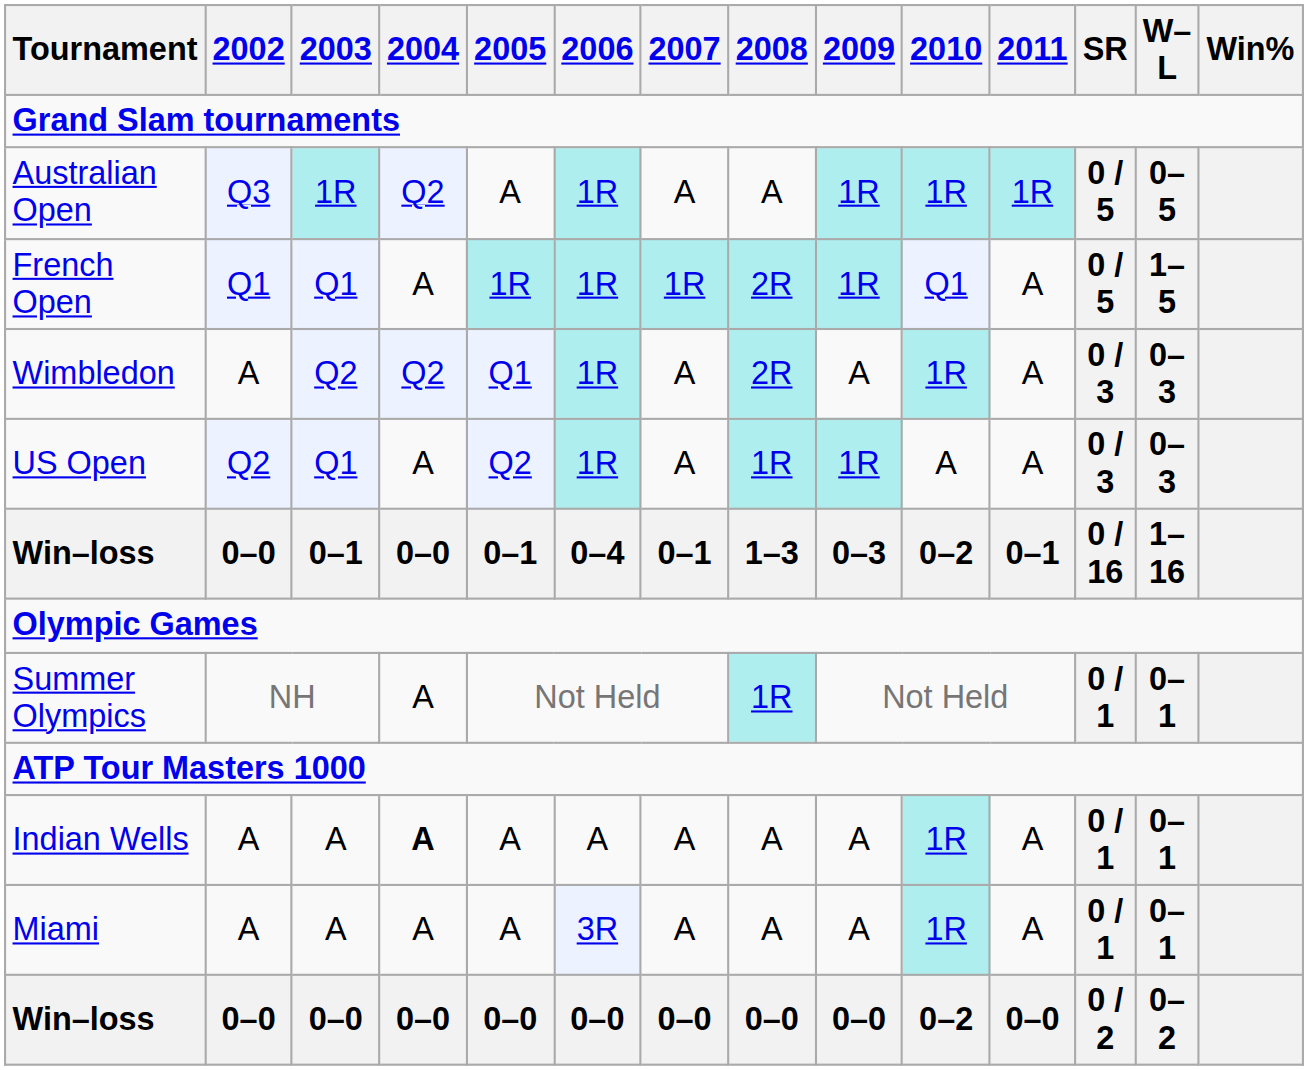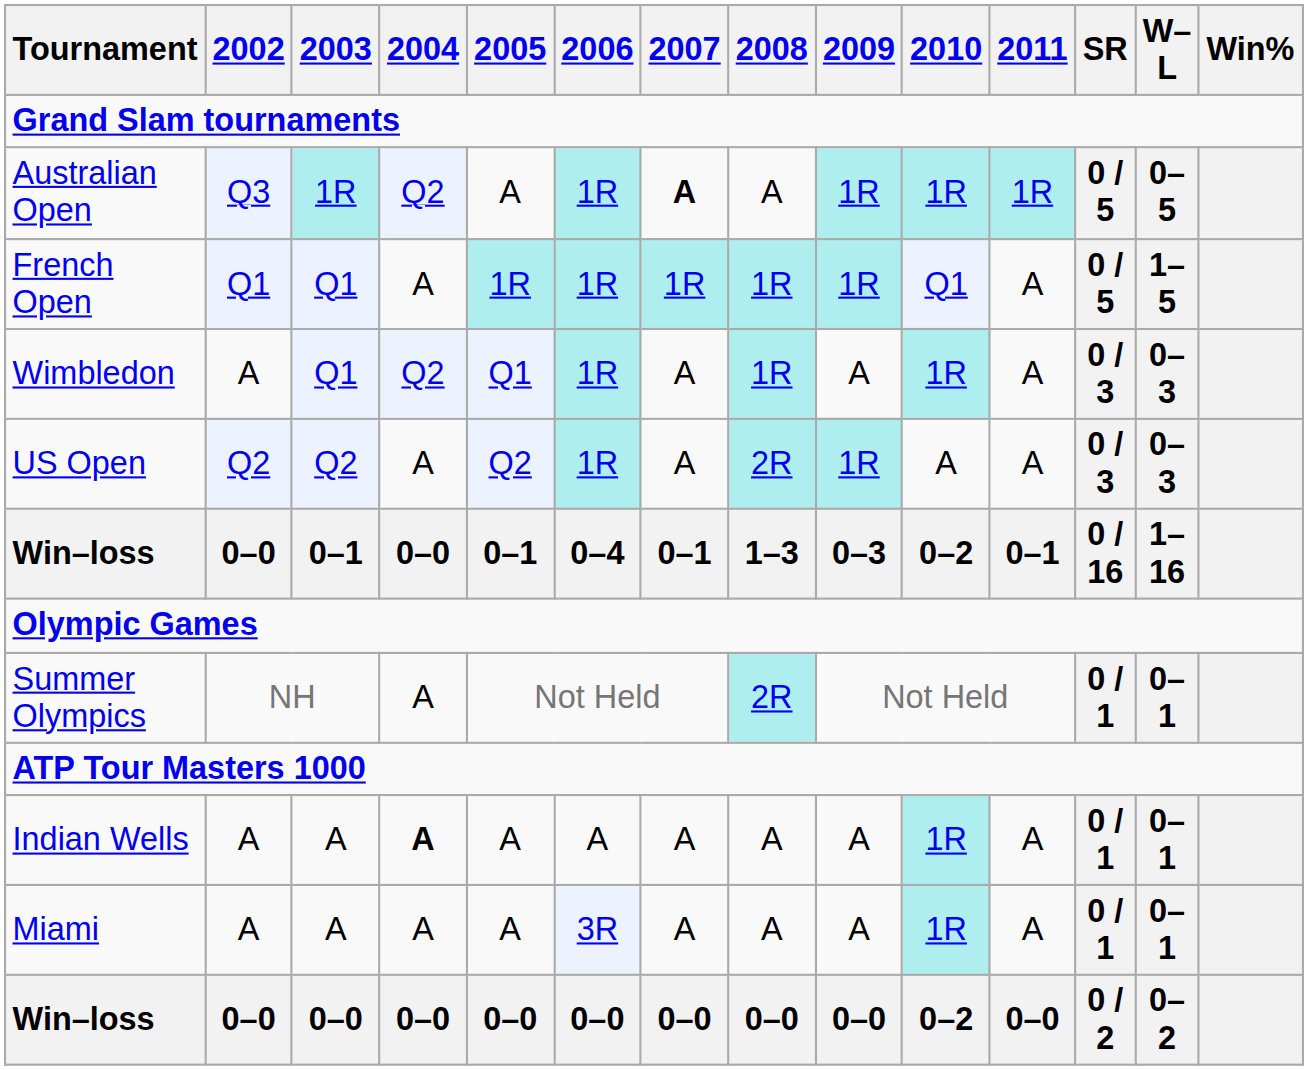(685, 192) normal -> (685, 192) bold
(772, 282) 2R -> (772, 282) 1R
(336, 372) Q2 -> (336, 372) Q1
(772, 372) 2R -> (772, 372) 1R
(336, 462) Q1 -> (336, 462) Q2
(772, 462) 1R -> (772, 462) 2R
(772, 696) 1R -> (772, 696) 2R
